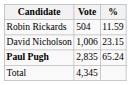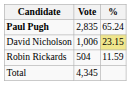rows swapped: (28, 57) <-> (37, 27)
(113, 42) no background -> (113, 42) khaki background
